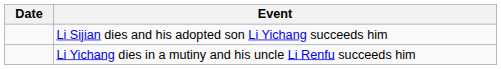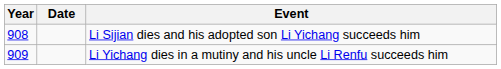+ column: (21, 14)
